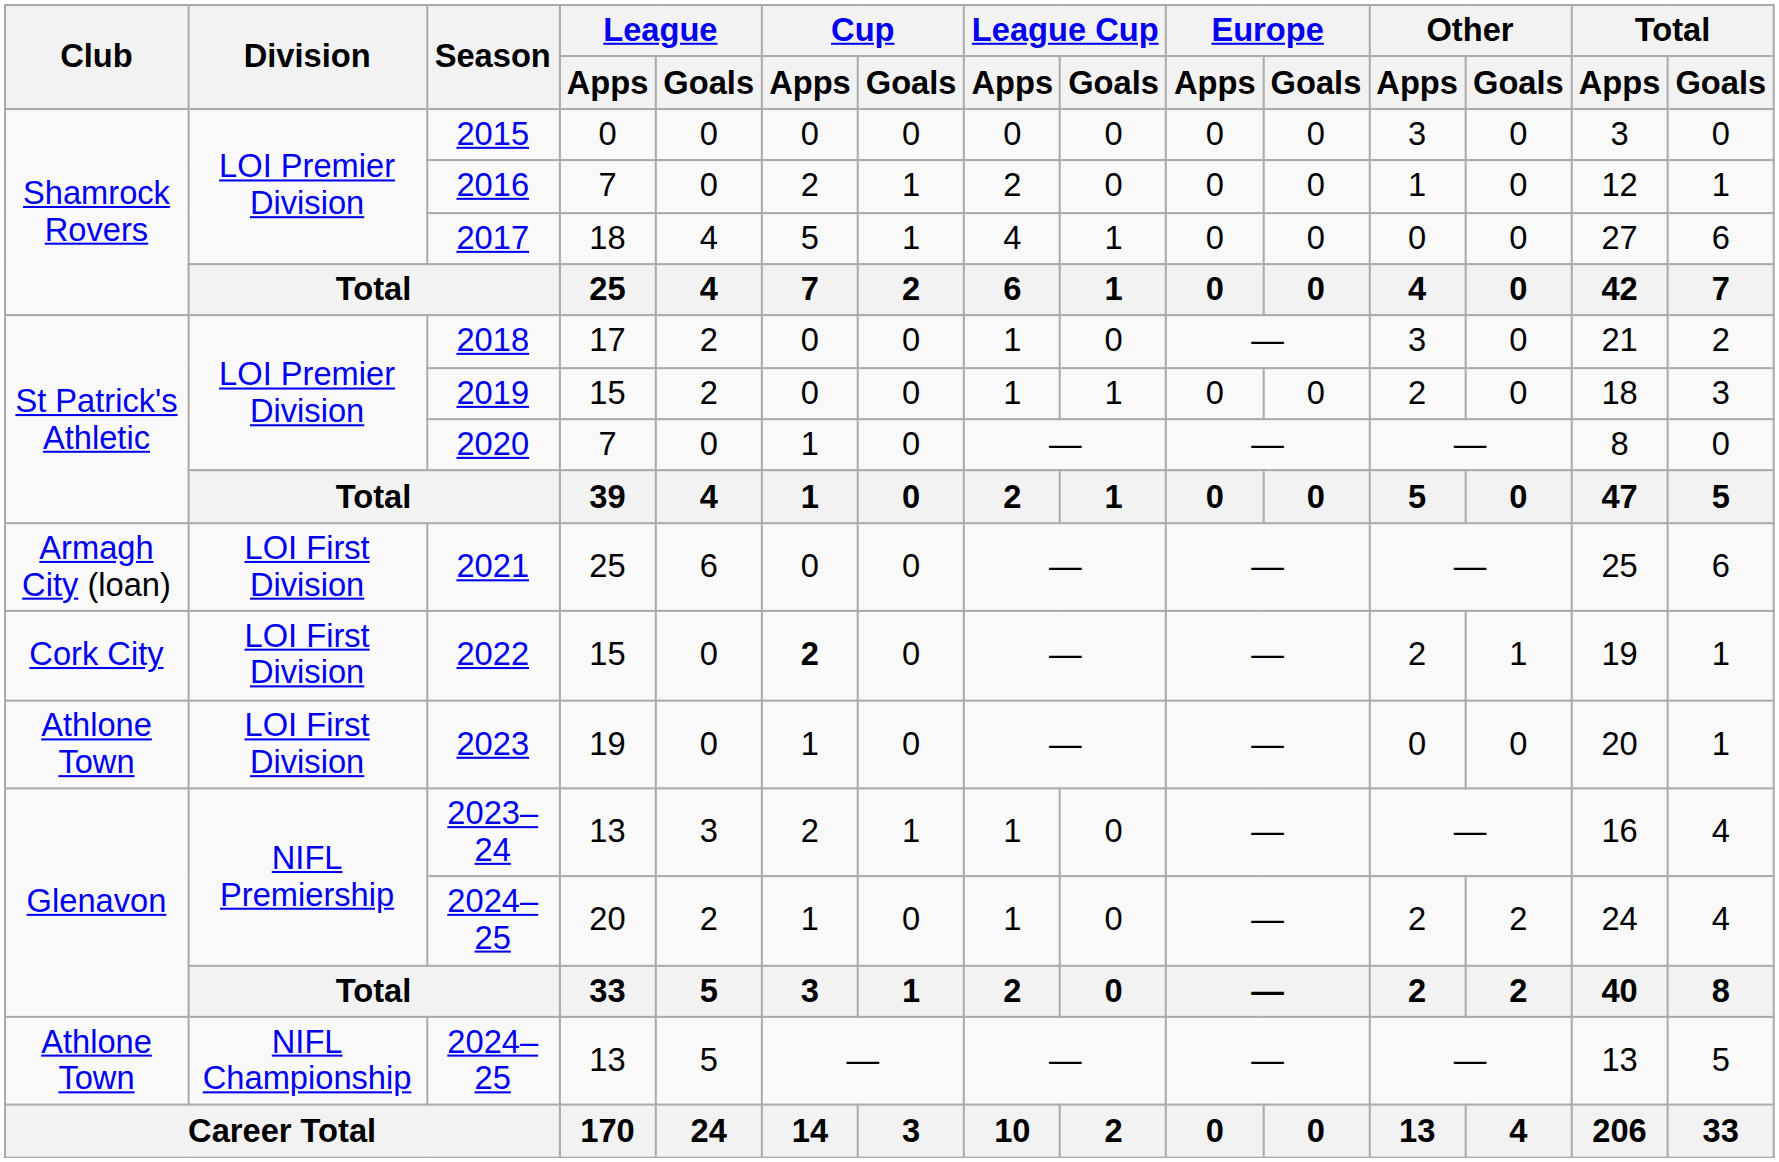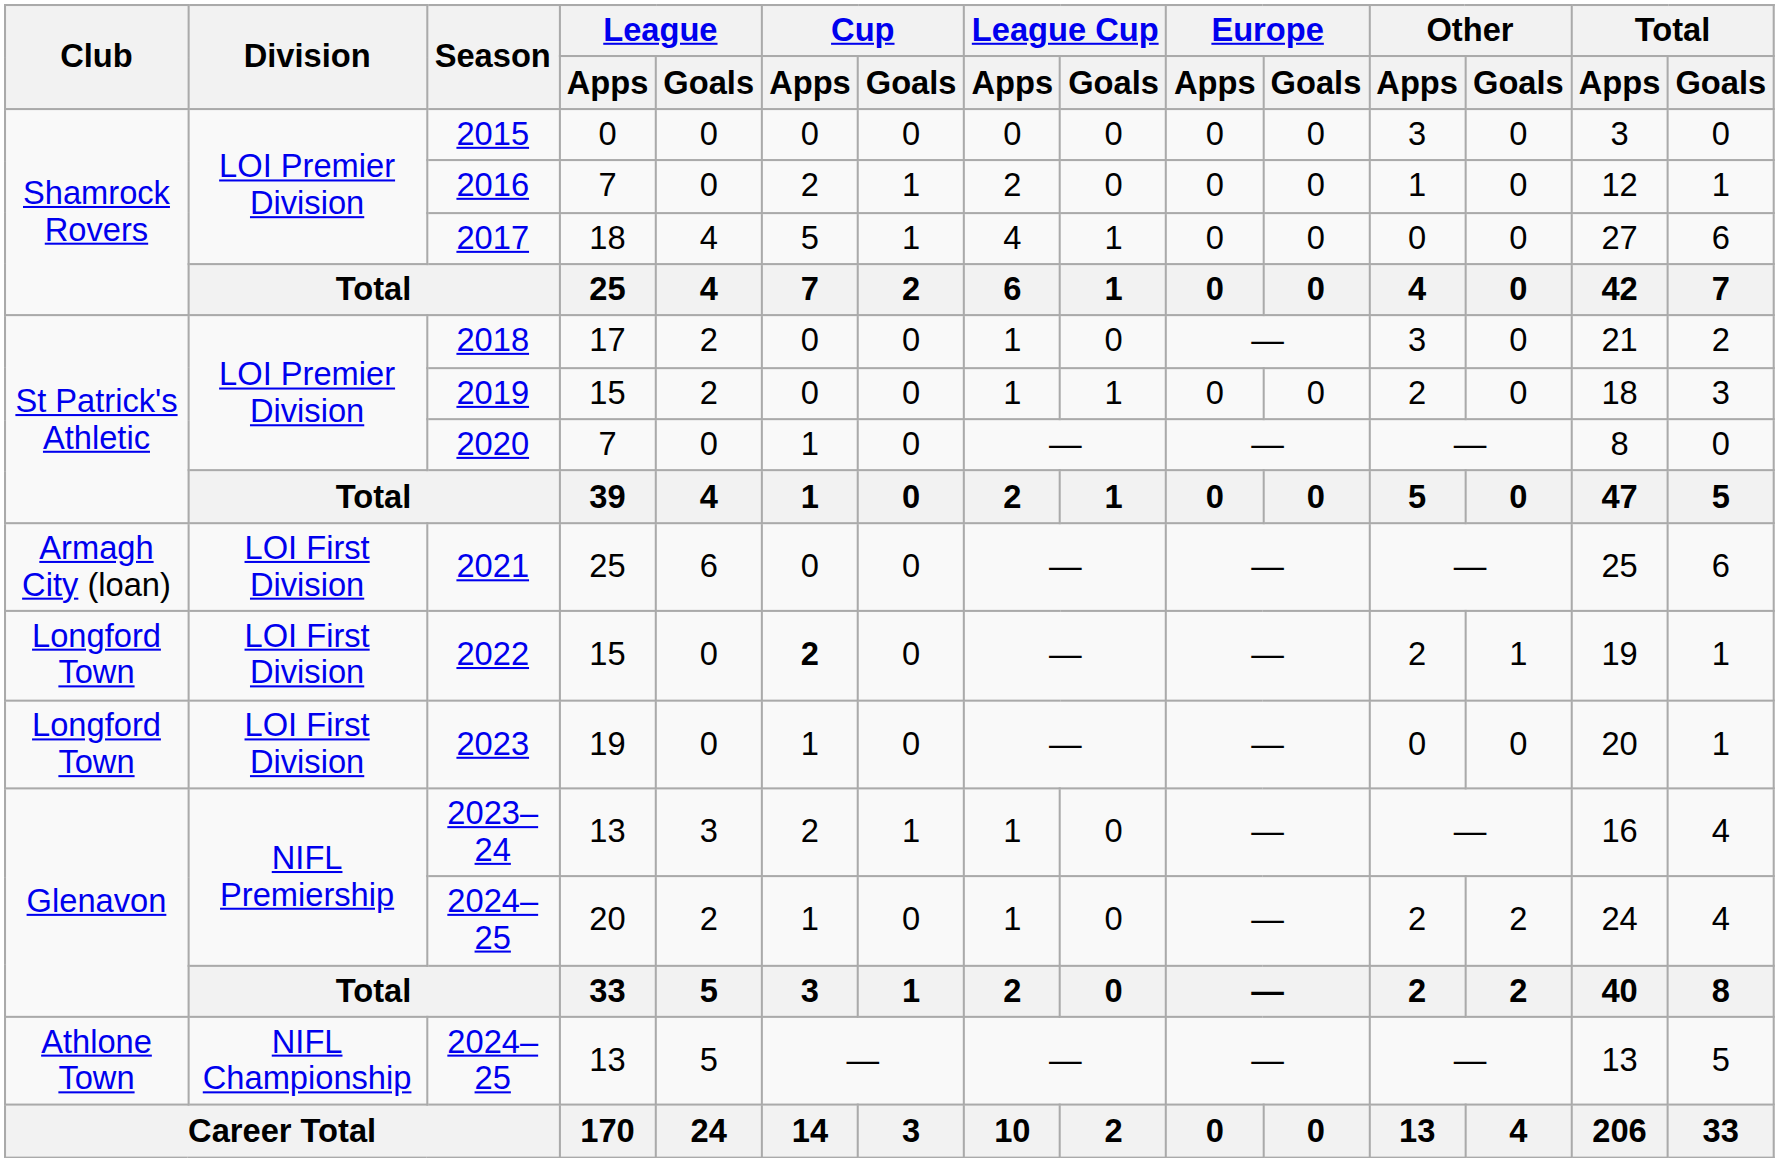(96, 654) Cork City -> (96, 654) Longford Town
(96, 743) Athlone Town -> (96, 743) Longford Town
